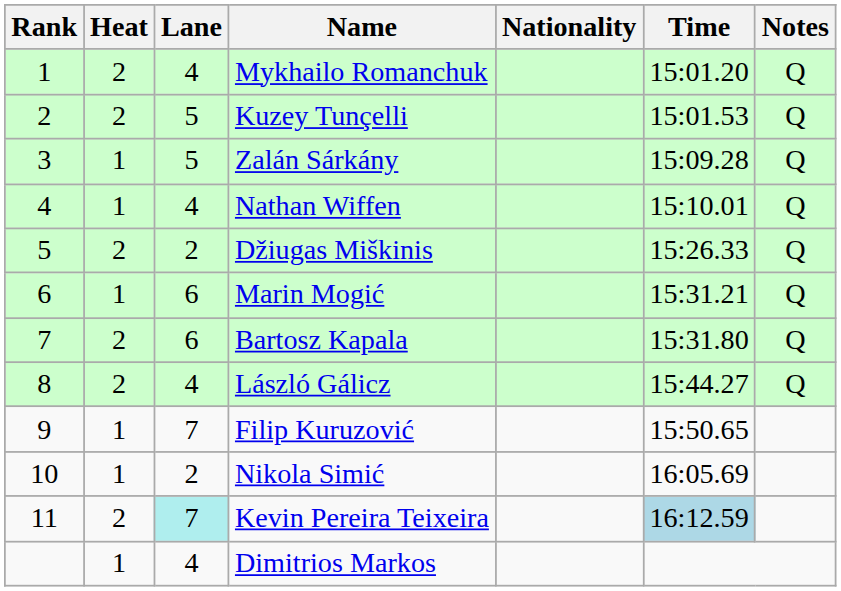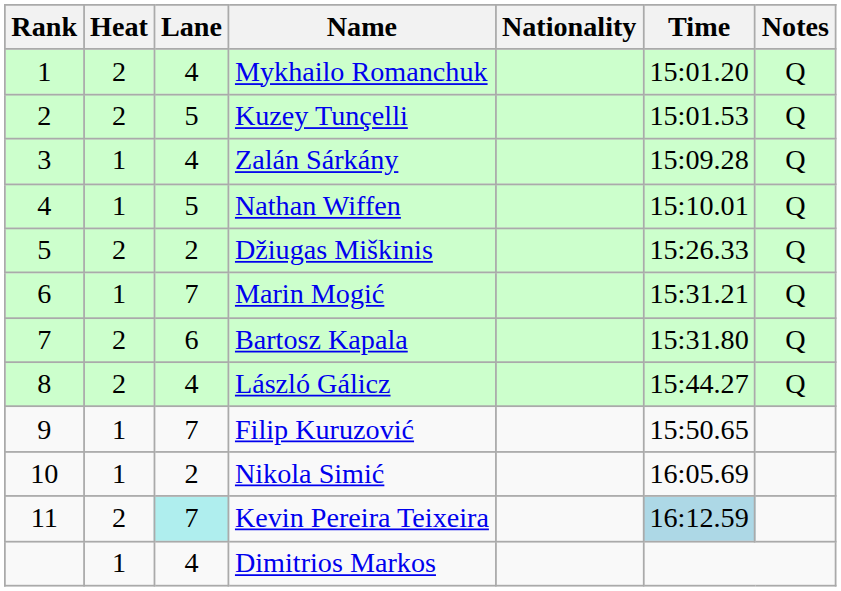(191, 160) 5 -> (191, 160) 4
(191, 205) 4 -> (191, 205) 5
(191, 294) 6 -> (191, 294) 7
